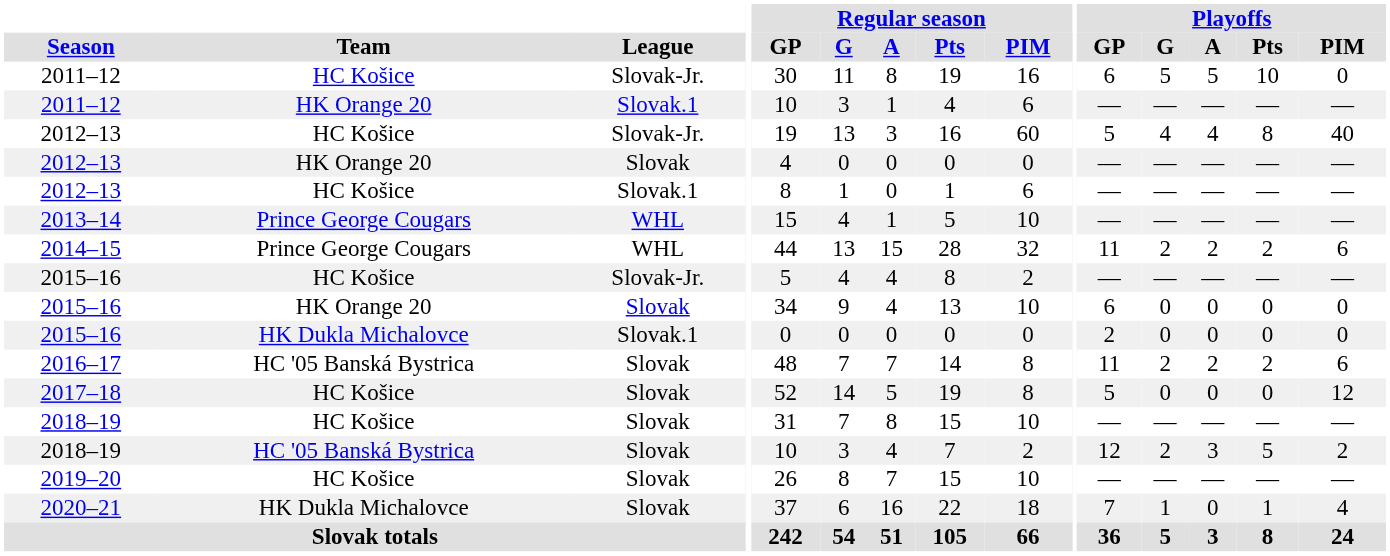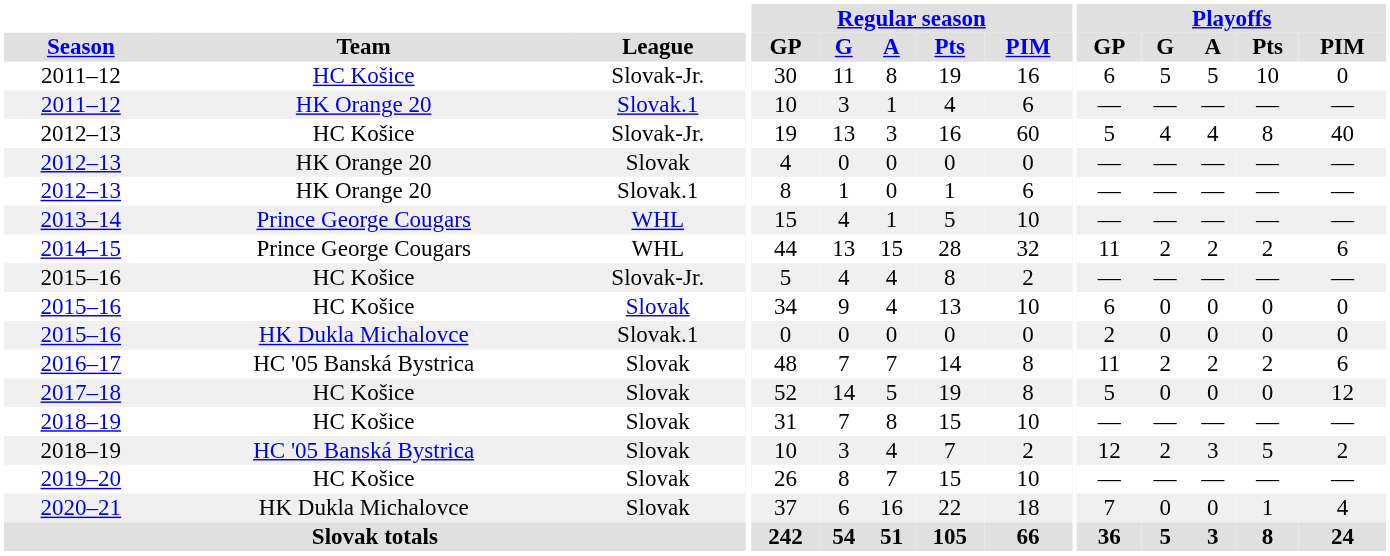(364, 190) HC Košice -> (364, 190) HK Orange 20
(364, 306) HK Orange 20 -> (364, 306) HC Košice
(1165, 507) 1 -> (1165, 507) 0
